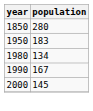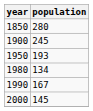+ row: (17, 41)
(40, 41) 183 -> (40, 56) 193
